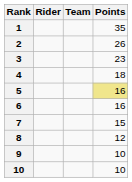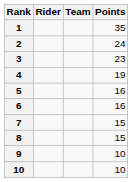(120, 43) 26 -> (120, 43) 24
(120, 75) 18 -> (120, 75) 19
(120, 91) khaki background -> (120, 91) no background
(120, 138) 12 -> (120, 138) 15
